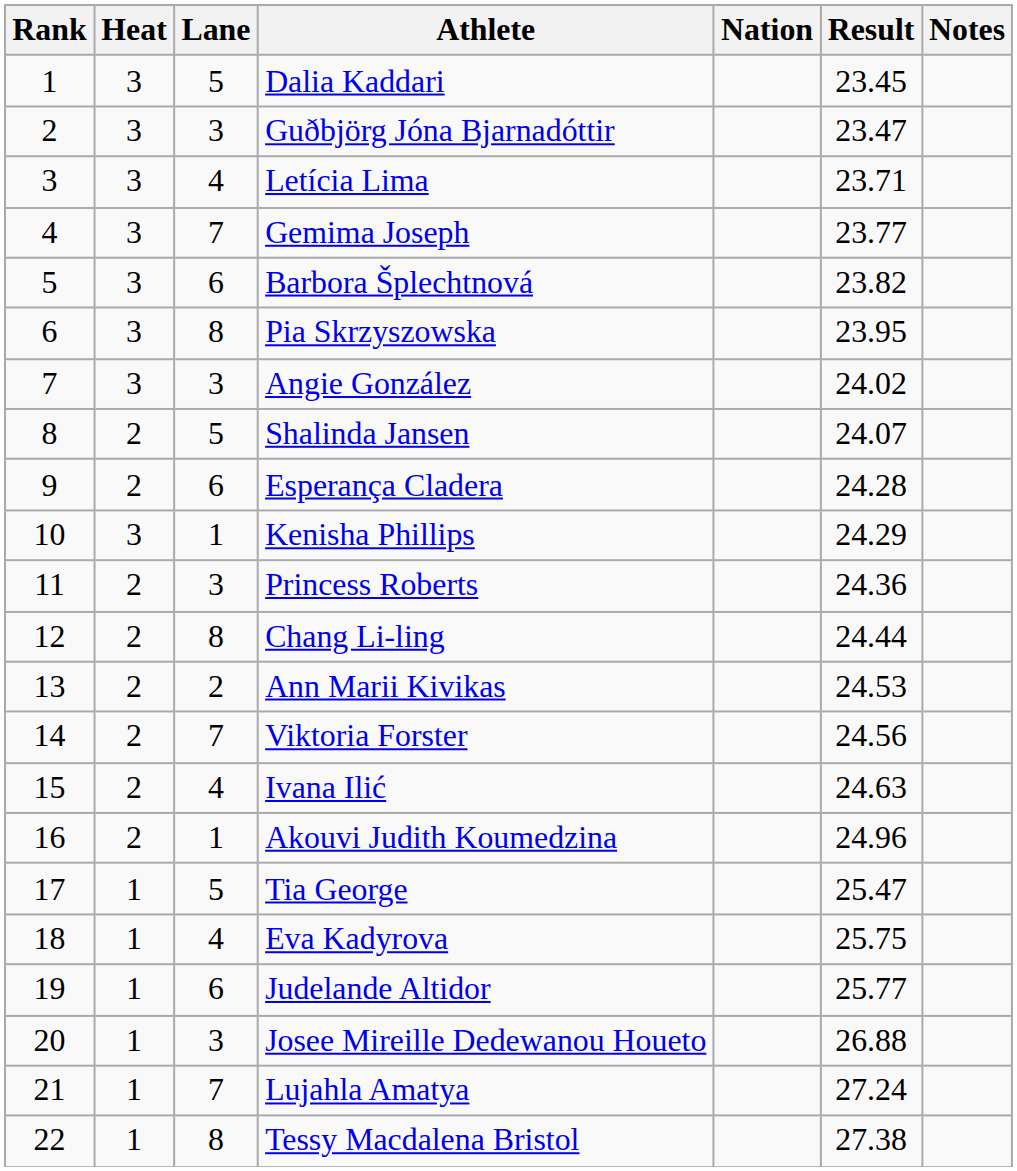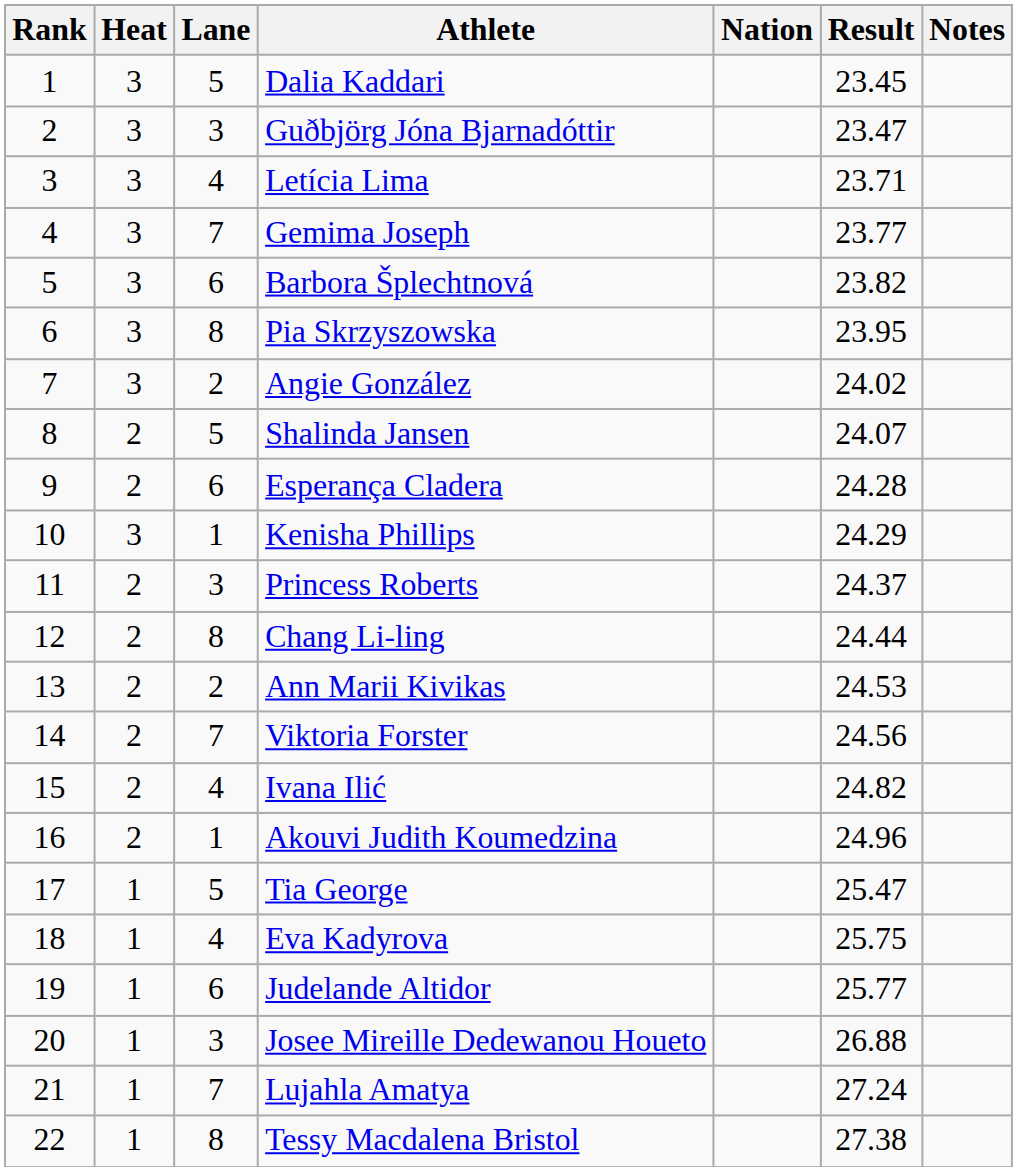(216, 383) 3 -> (216, 383) 2
(871, 585) 24.36 -> (871, 585) 24.37
(871, 787) 24.63 -> (871, 787) 24.82
